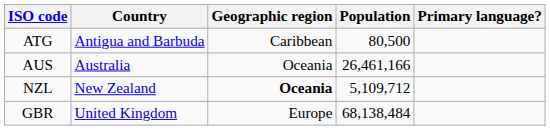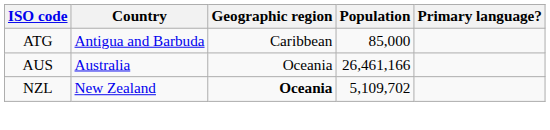(389, 40) 80,500 -> (389, 40) 85,000
(380, 88) 5,109,712 -> (380, 88) 5,109,702
- row: (38, 112)
